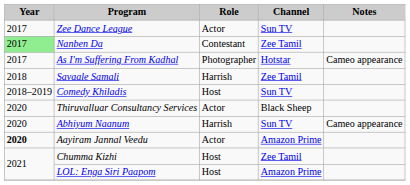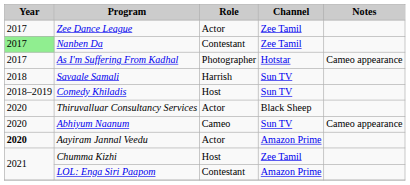(277, 28) Sun TV -> (281, 28) Zee Tamil
(281, 76) Zee Tamil -> (277, 76) Sun TV
(217, 124) Harrish -> (216, 124) Cameo
(211, 172) Host -> (223, 172) Contestant
